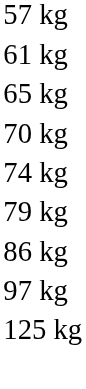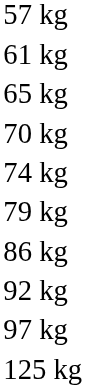+ row: (36, 290)
